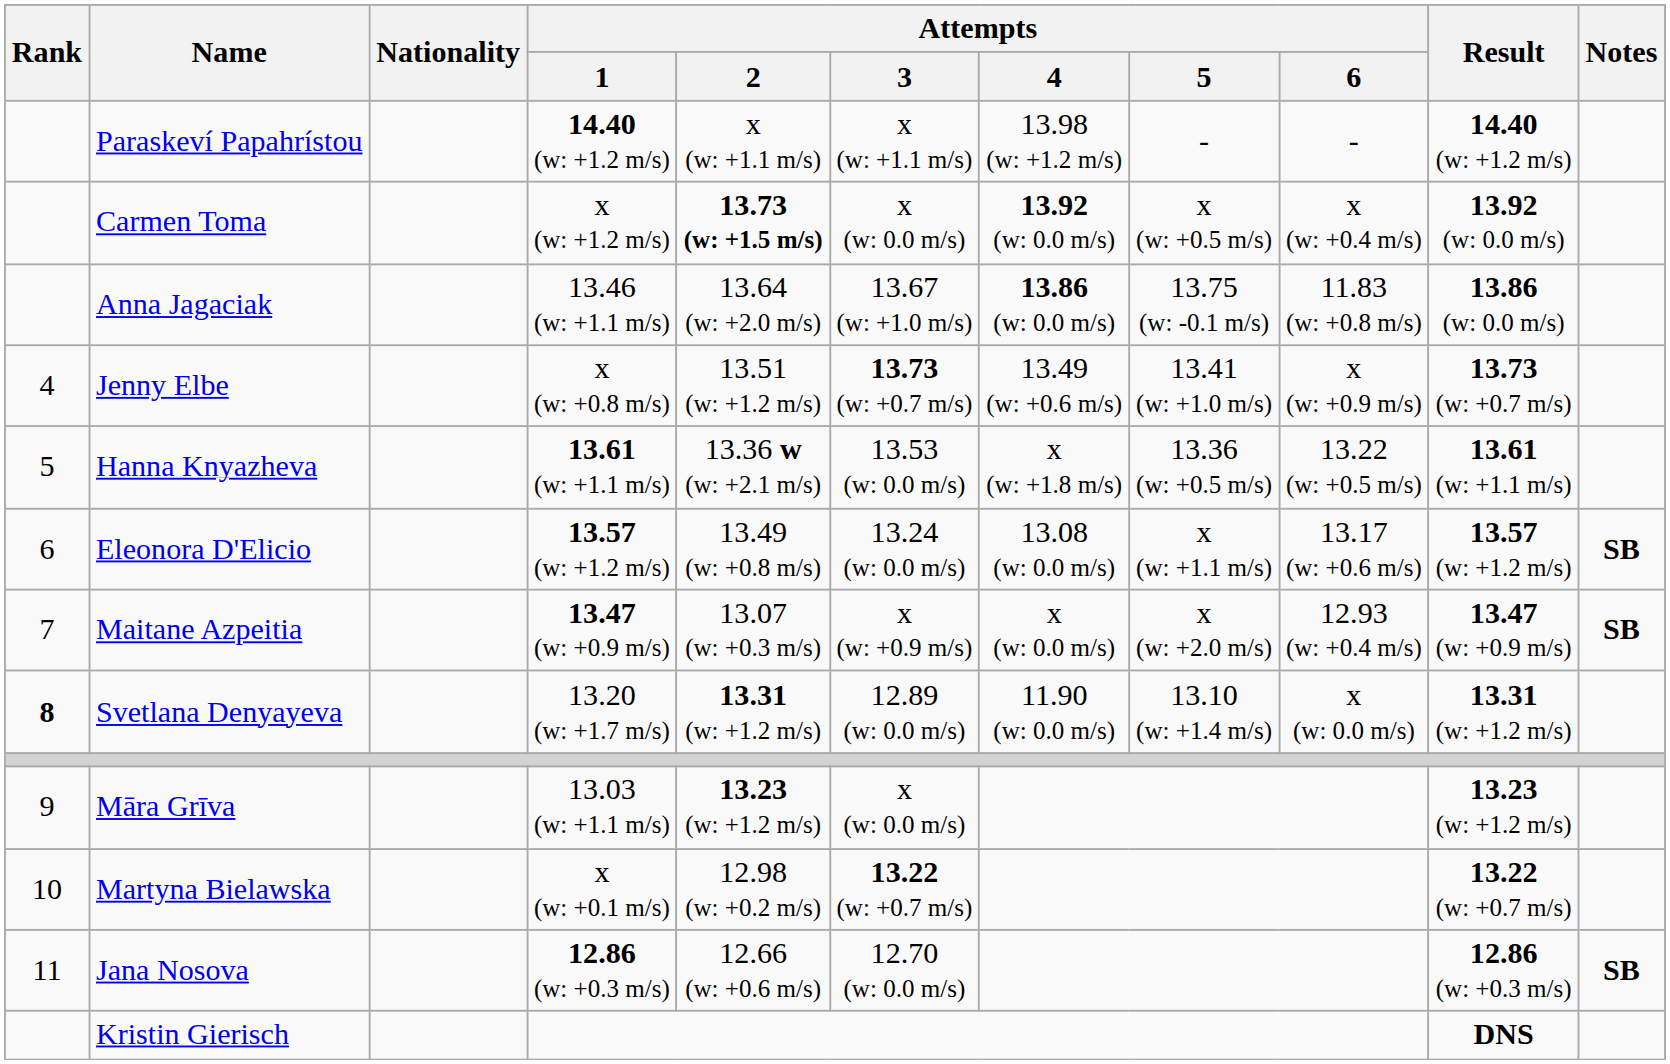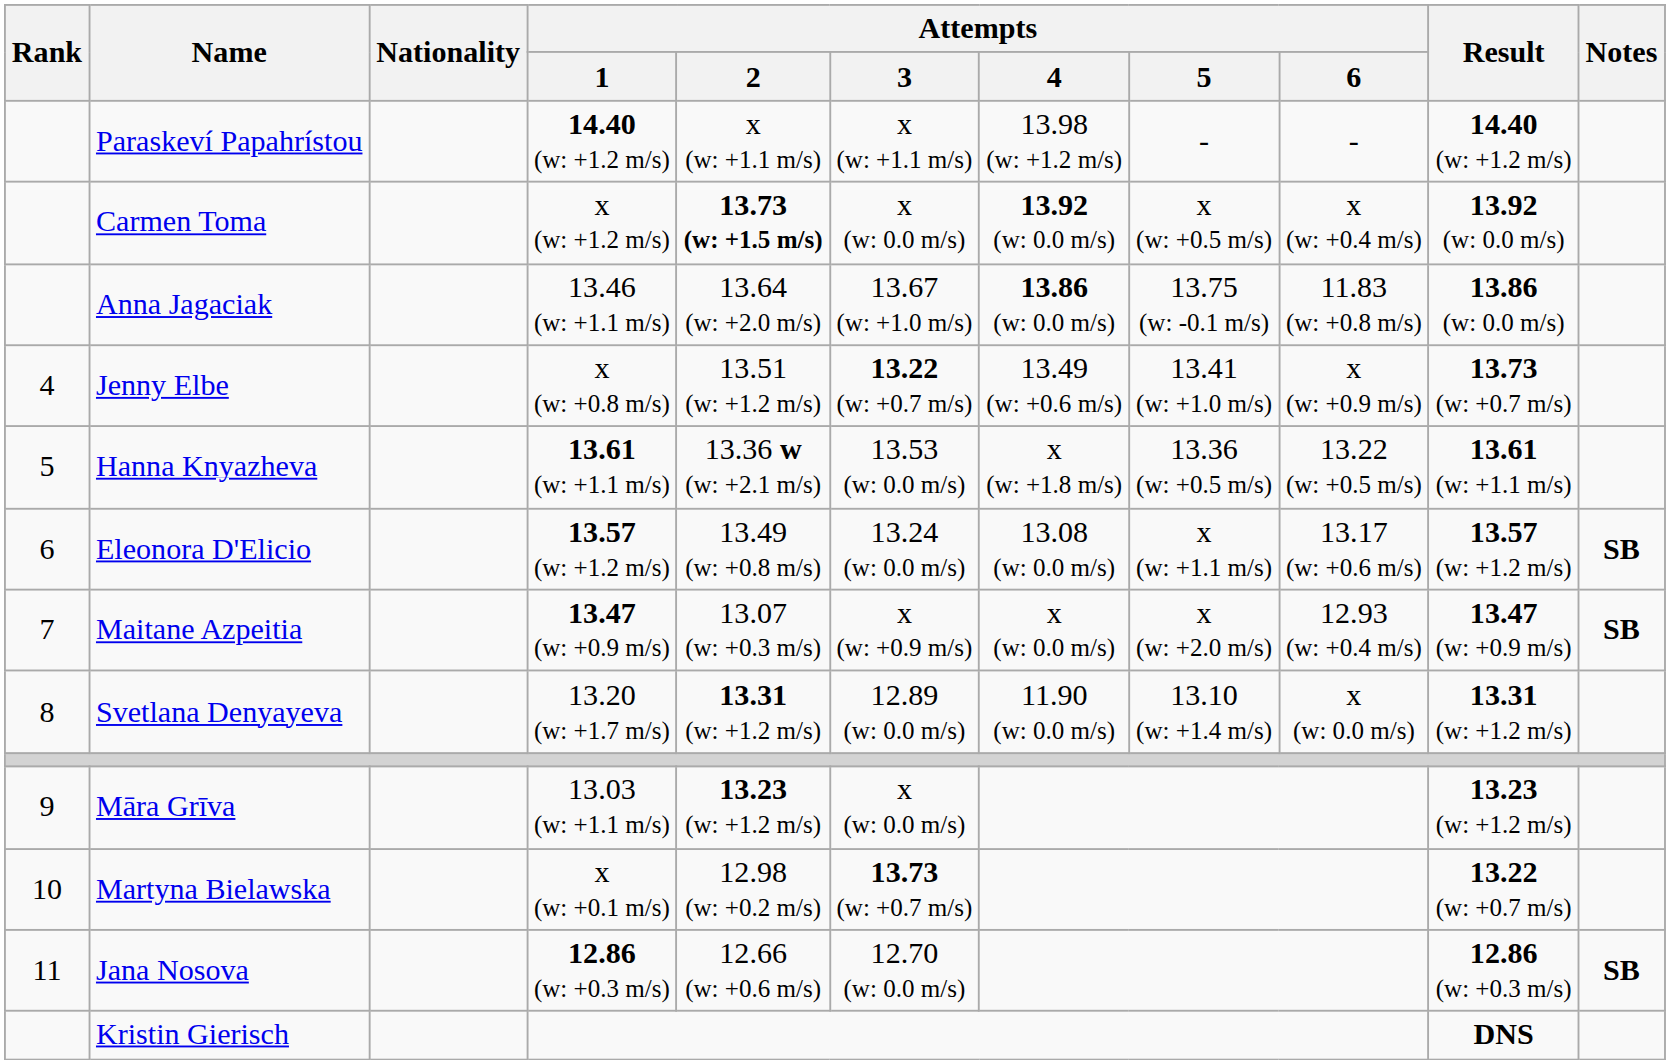(904, 385) 13.73 (w: +0.7 m/s) -> (904, 385) 13.22 (w: +0.7 m/s)
(47, 711) bold -> (47, 711) normal
(904, 888) 13.22 (w: +0.7 m/s) -> (904, 888) 13.73 (w: +0.7 m/s)
